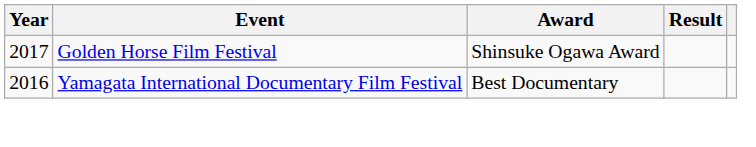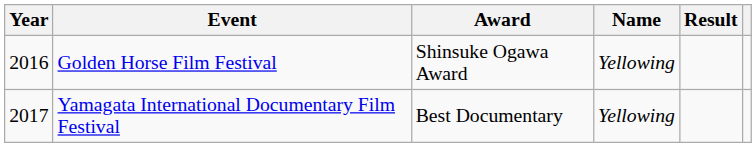+ column: (636, 20)
(29, 51) 2017 -> (29, 62) 2016
(29, 82) 2016 -> (29, 115) 2017
